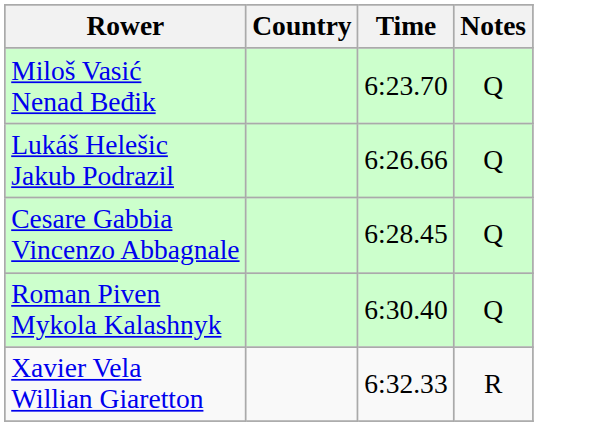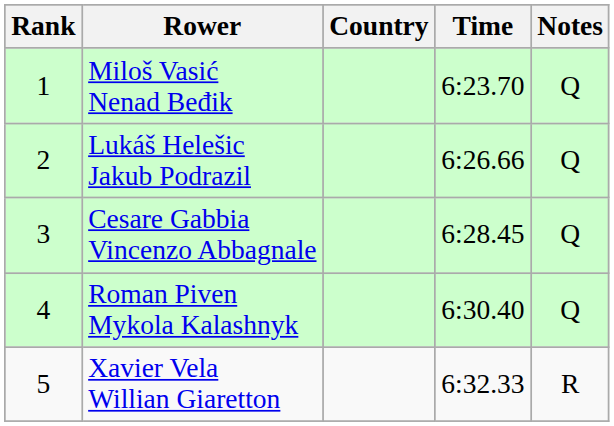+ column: (43, 26)
